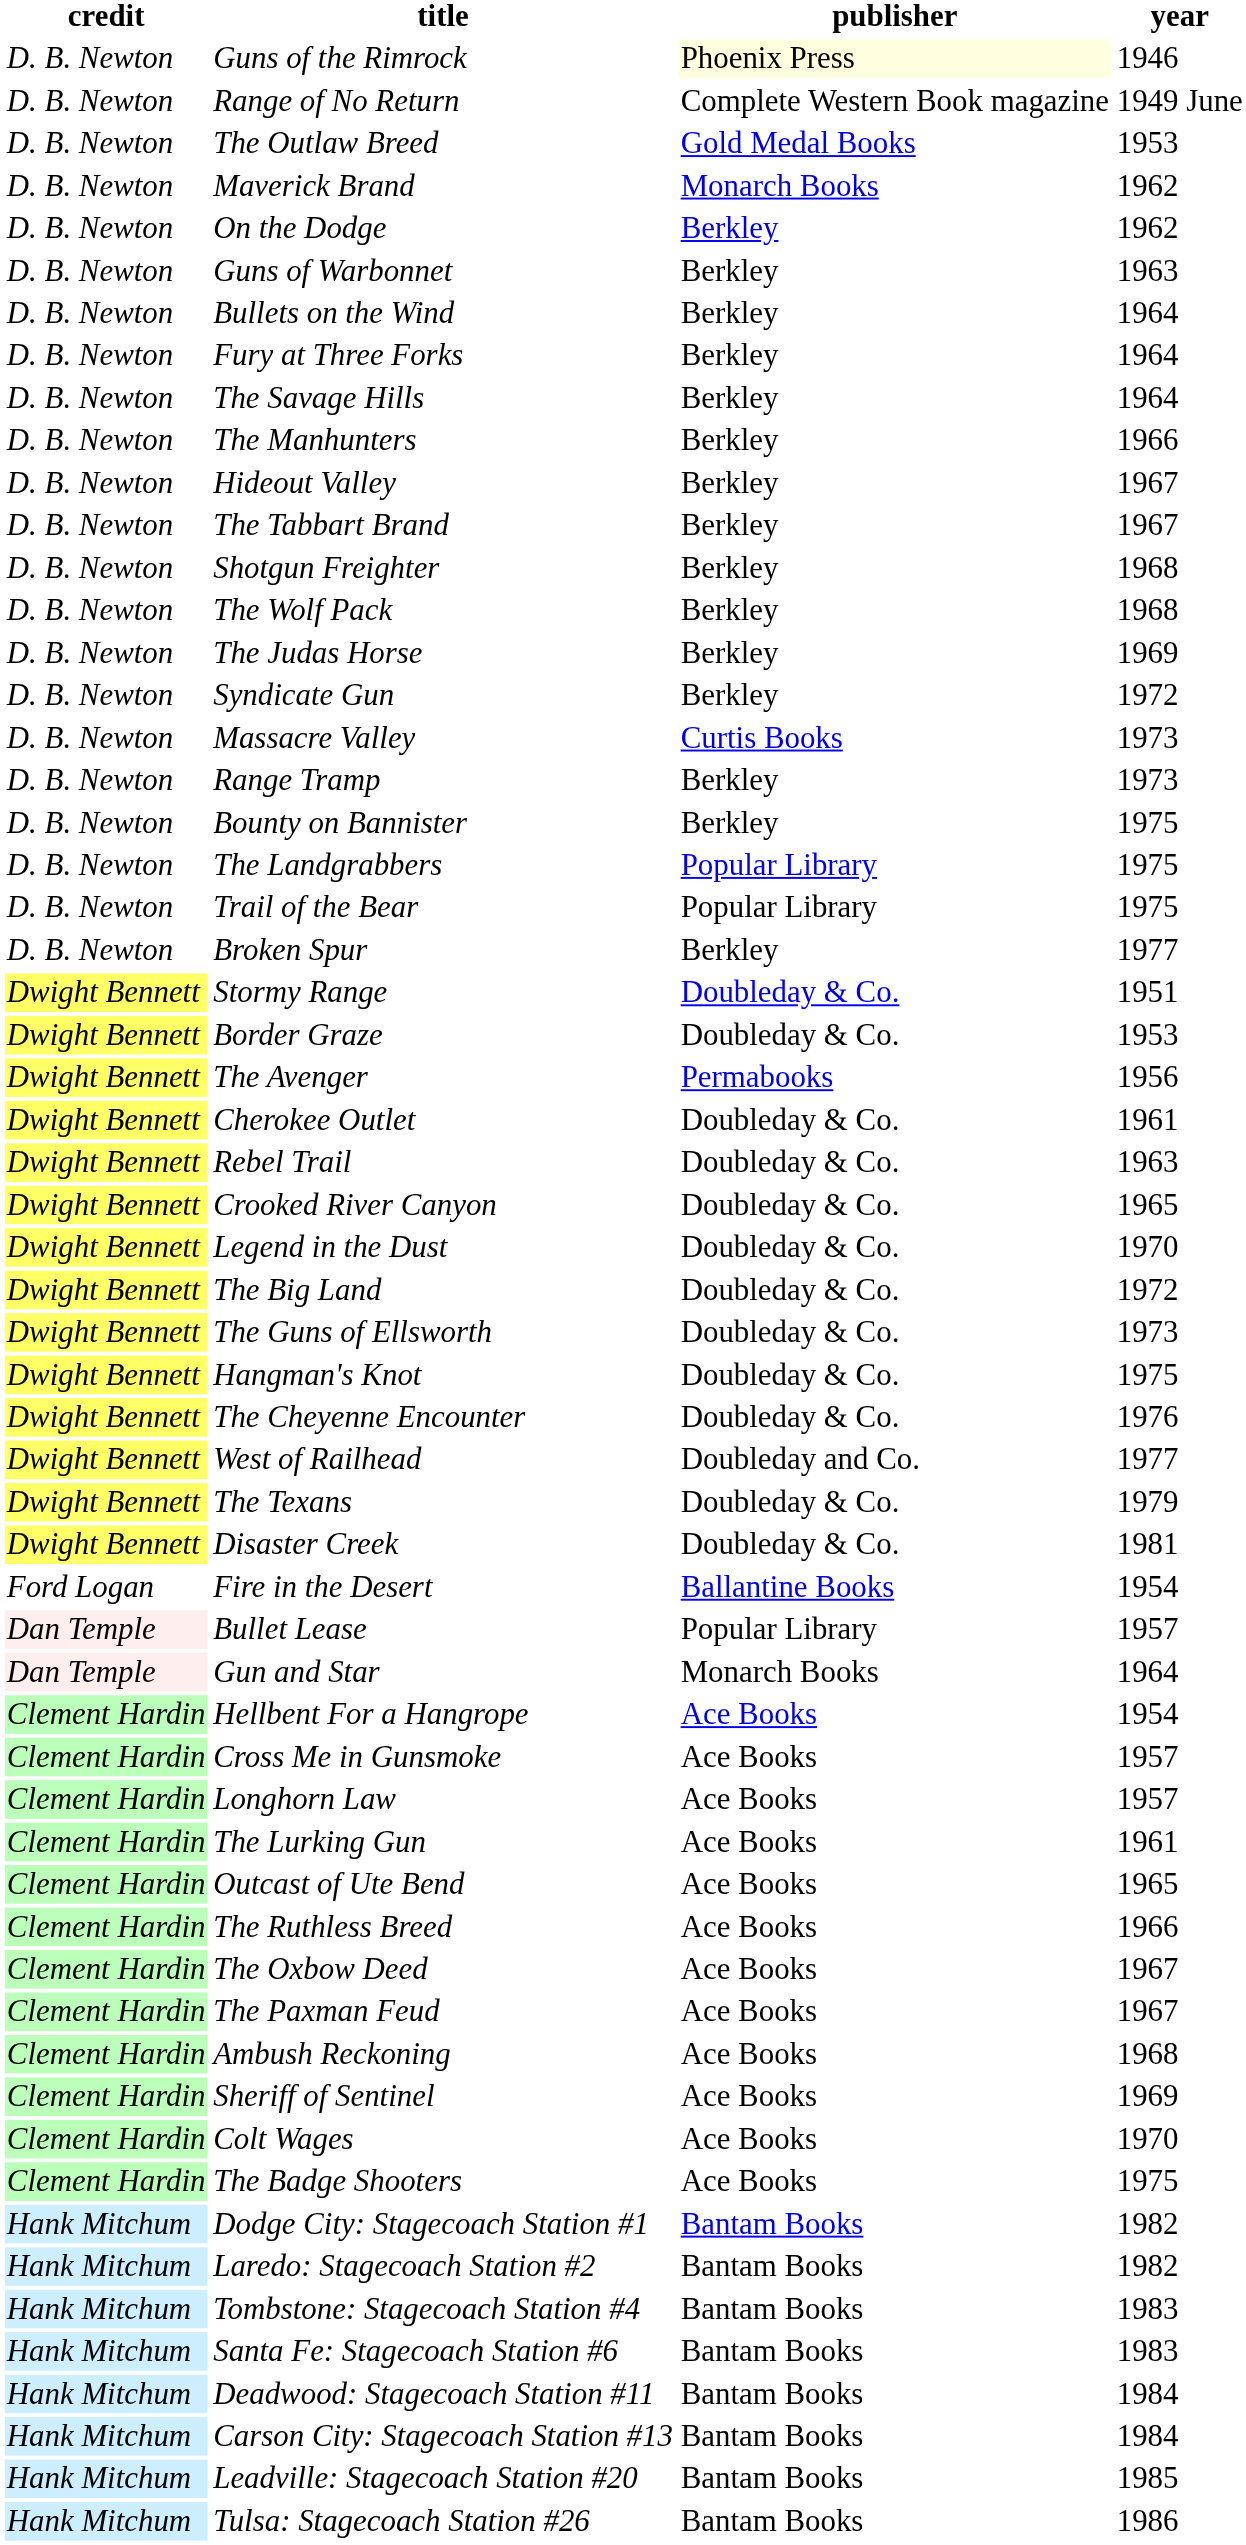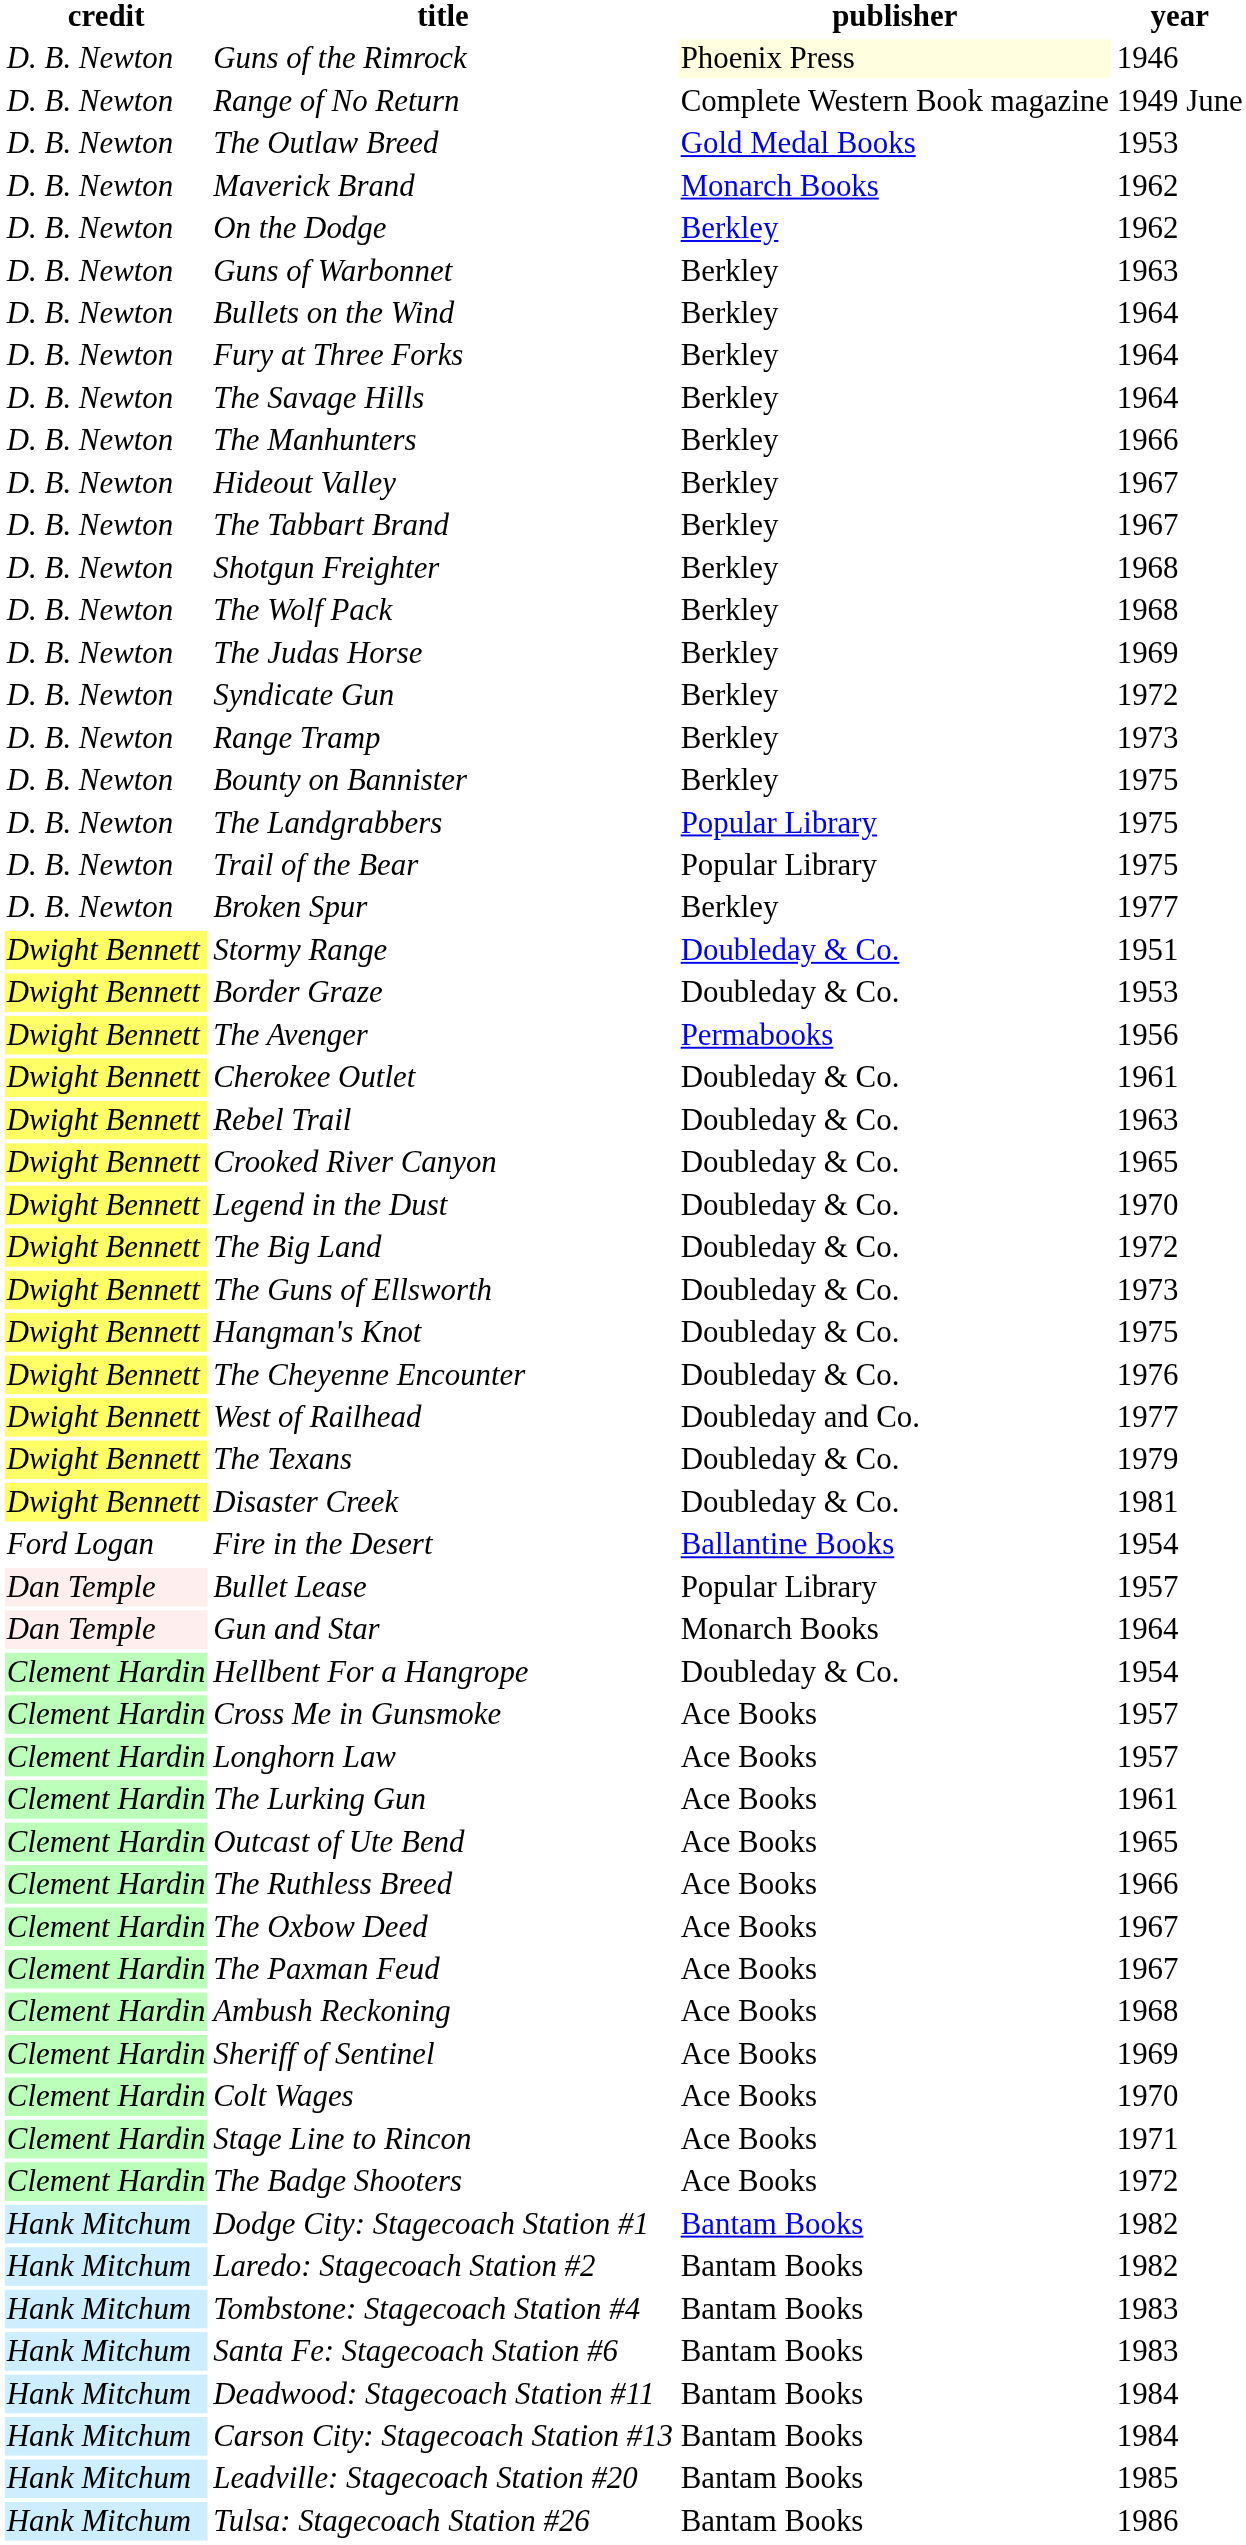- row: (314, 737)
(749, 1714) Ace Books -> (790, 1671) Doubleday & Co.
+ row: (342, 2138)
(1148, 2181) 1975 -> (1148, 2181) 1972
